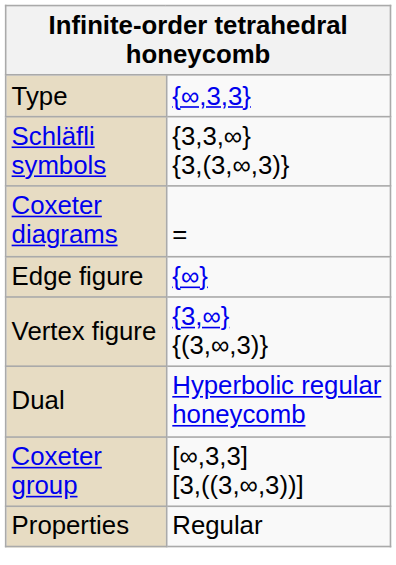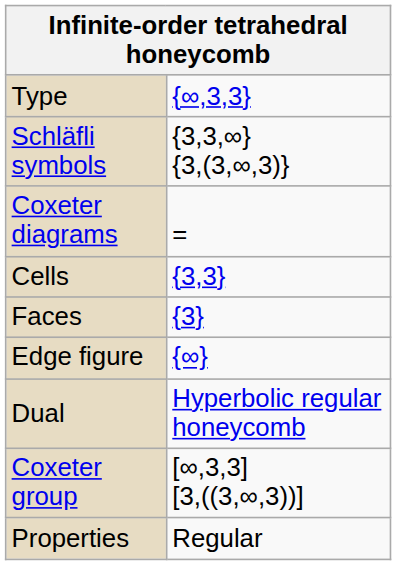+ row: (40, 276)
+ row: (47, 316)
- row: (84, 331)
